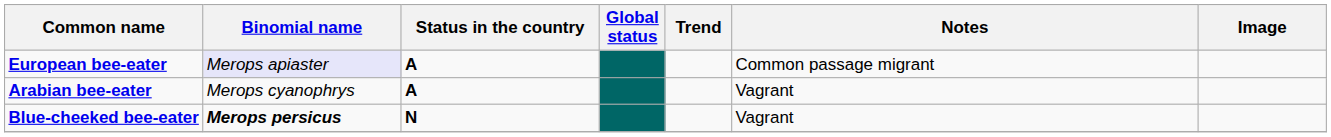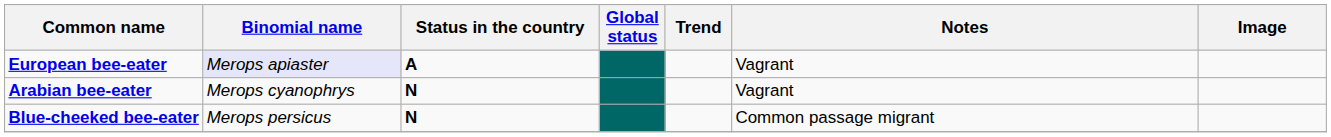(835, 63) Common passage migrant -> (764, 63) Vagrant
(411, 90) A -> (411, 90) N
(274, 117) bold -> (269, 117) normal
(764, 117) Vagrant -> (835, 117) Common passage migrant
